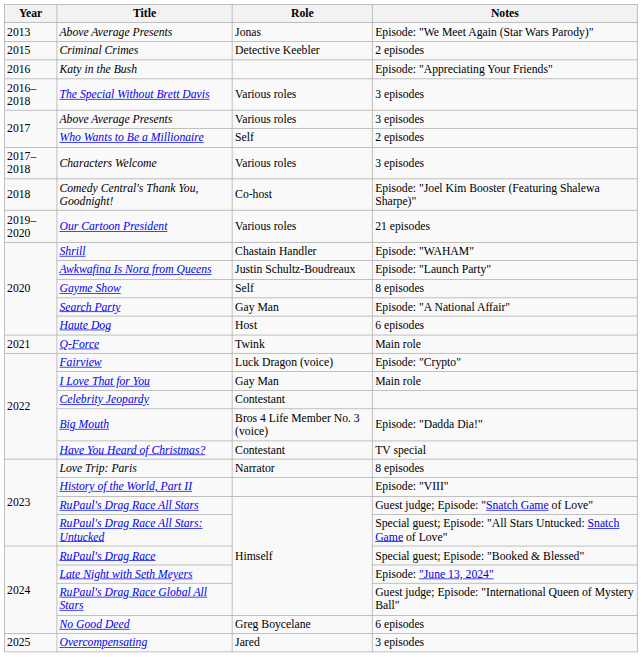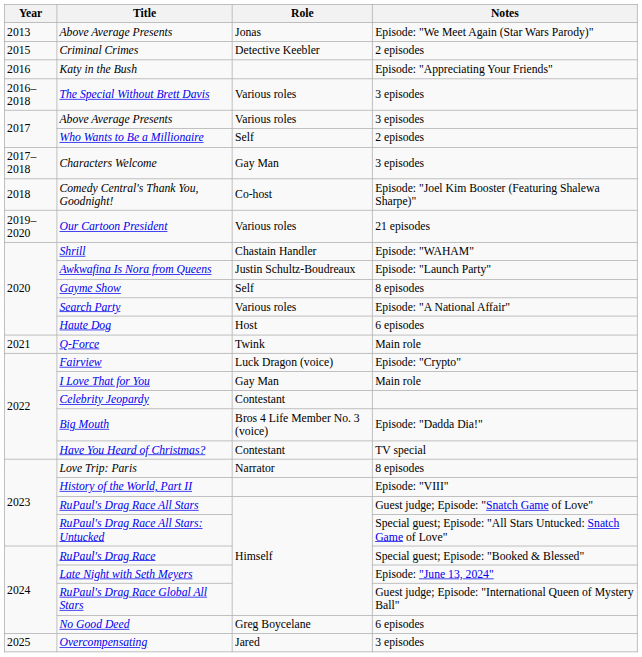(266, 163) Various roles -> (257, 163) Gay Man
(257, 307) Gay Man -> (266, 307) Various roles
